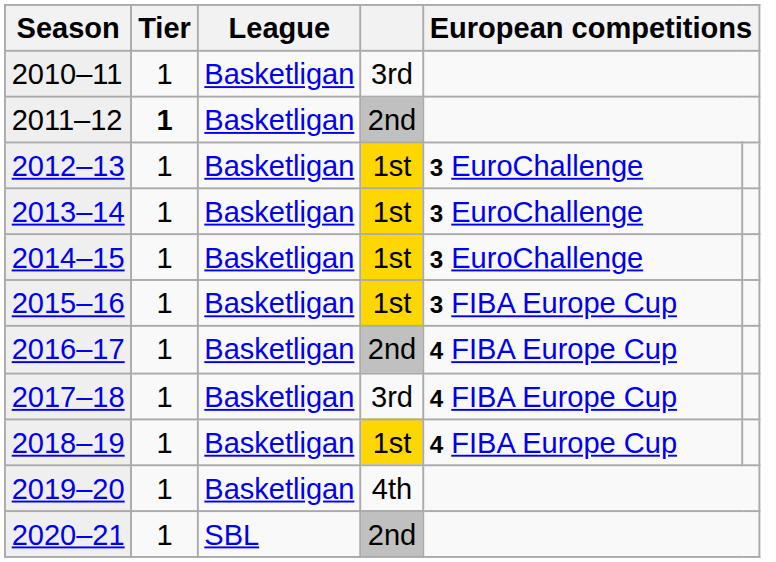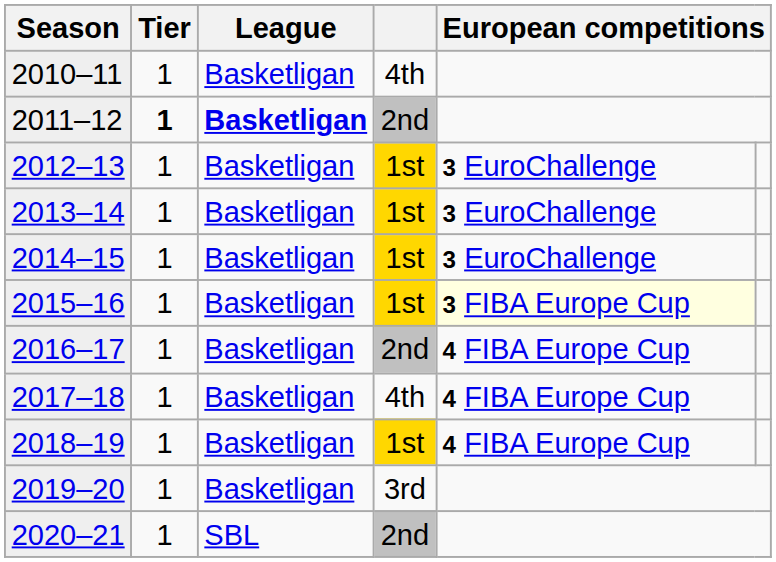(392, 74) 3rd -> (405, 74) 4th
(279, 120) normal -> (286, 120) bold
(553, 304) no background -> (566, 304) lightyellow background
(392, 396) 3rd -> (405, 396) 4th
(392, 488) 4th -> (405, 488) 3rd
